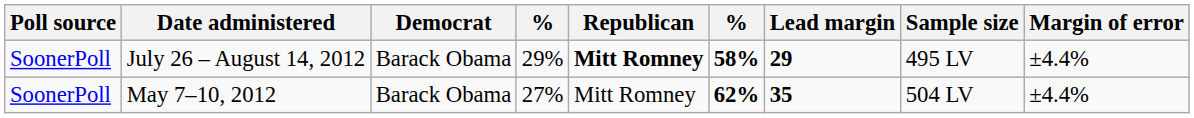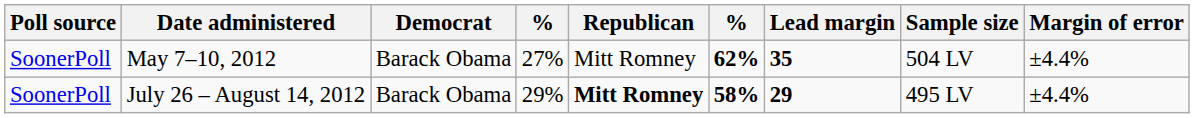rows swapped: (246, 58) <-> (201, 94)
